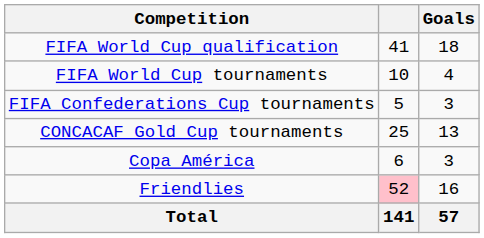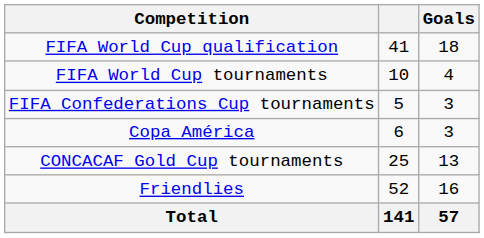rows swapped: (192, 132) <-> (192, 161)
(399, 189) pink background -> (399, 189) no background
